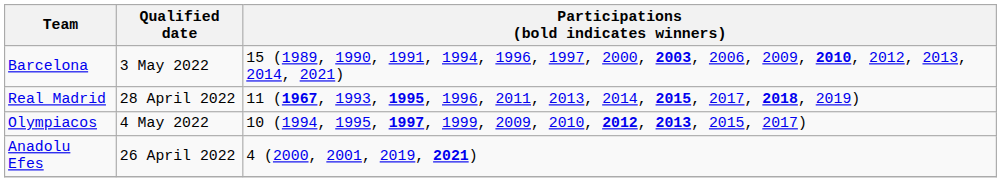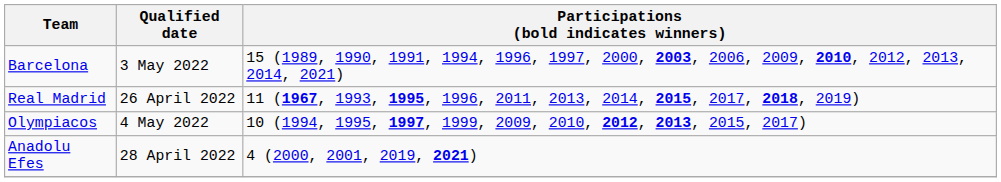(178, 99) 28 April 2022 -> (178, 99) 26 April 2022
(178, 156) 26 April 2022 -> (178, 156) 28 April 2022
